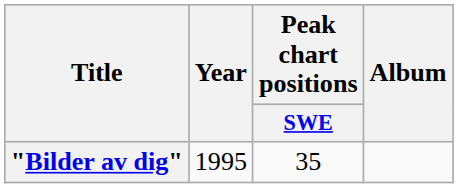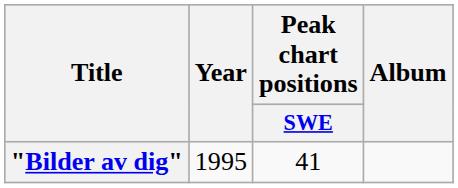(308, 161) 35 -> (308, 161) 41
